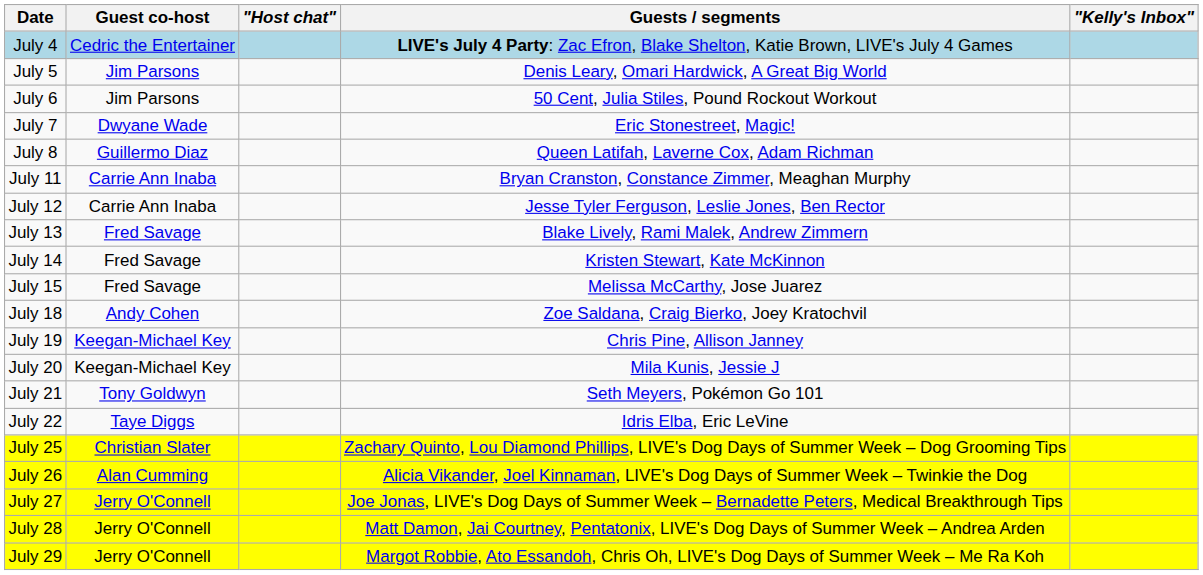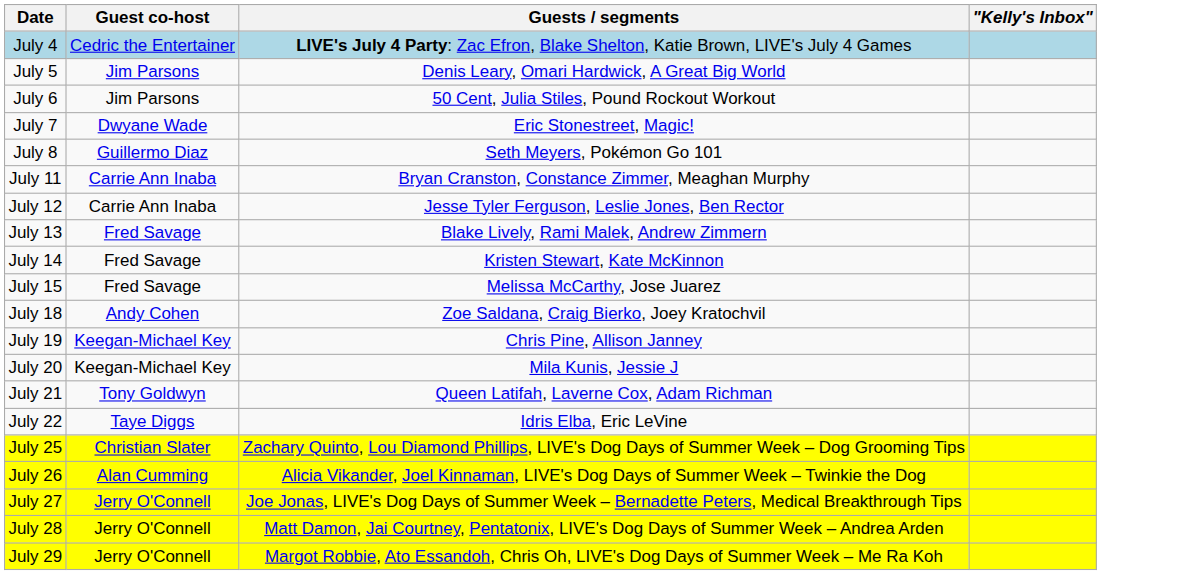- column: (289, 17)
(705, 152) Queen Latifah, Laverne Cox, Adam Richman -> (604, 152) Seth Meyers, Pokémon Go 101
(705, 394) Seth Meyers, Pokémon Go 101 -> (604, 394) Queen Latifah, Laverne Cox, Adam Richman
